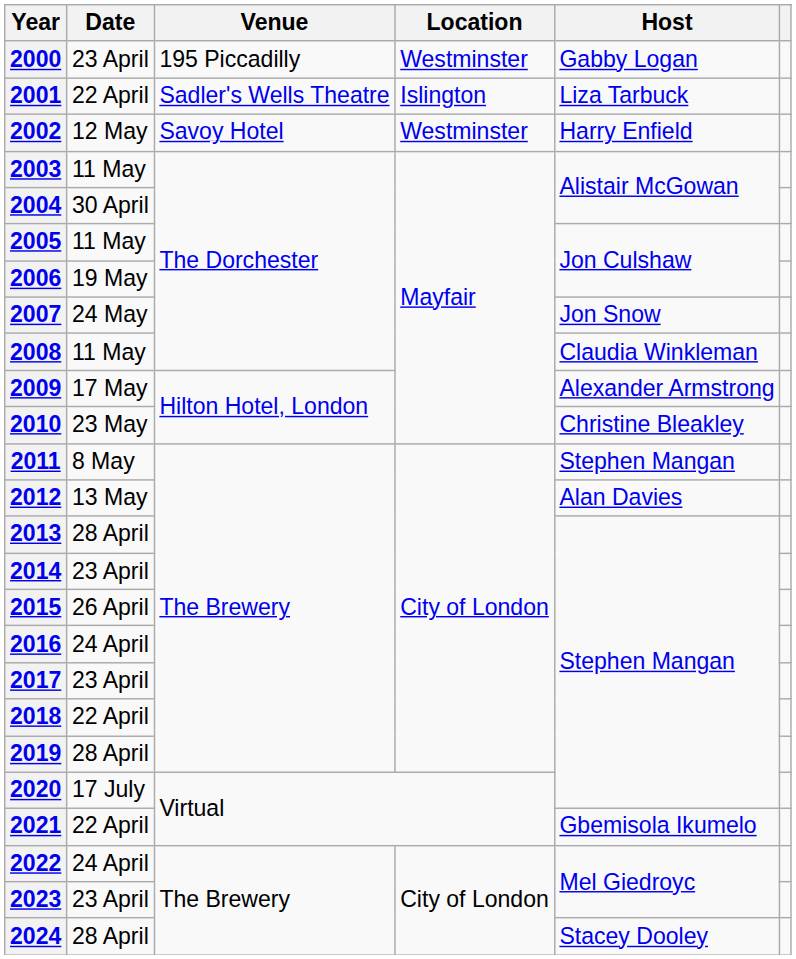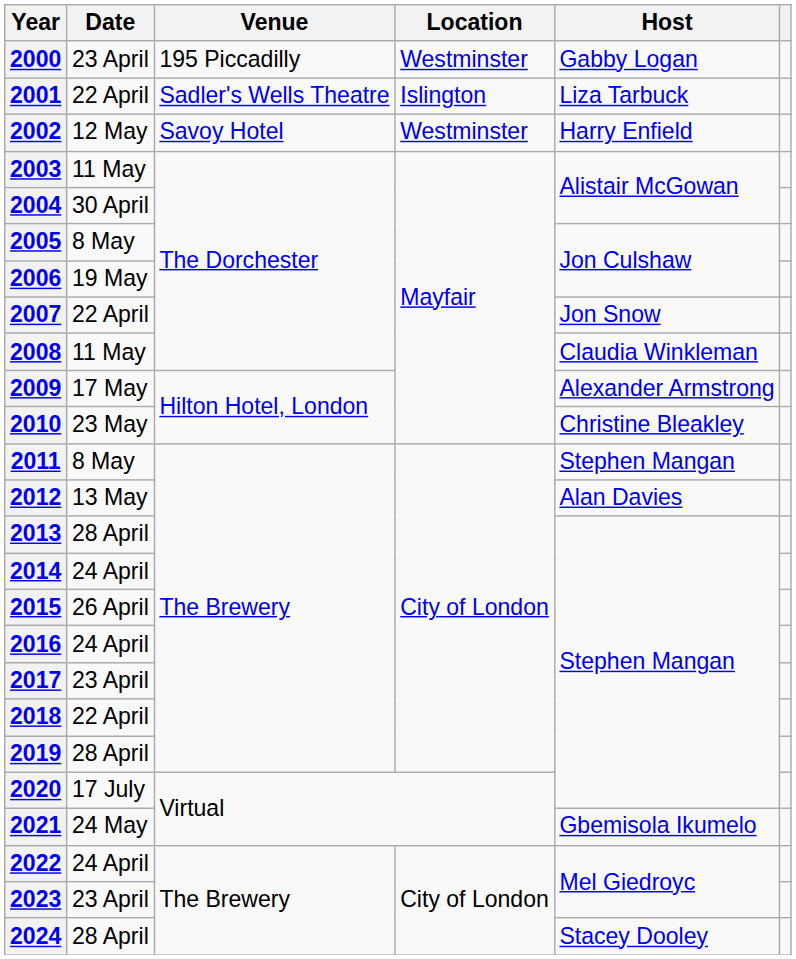(109, 242) 11 May -> (103, 242) 8 May
(110, 315) 24 May -> (110, 315) 22 April
(110, 570) 23 April -> (110, 570) 24 April
(110, 826) 22 April -> (110, 826) 24 May
